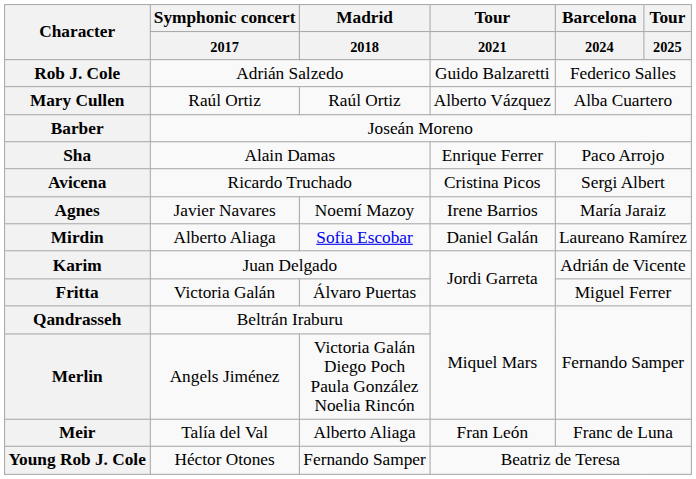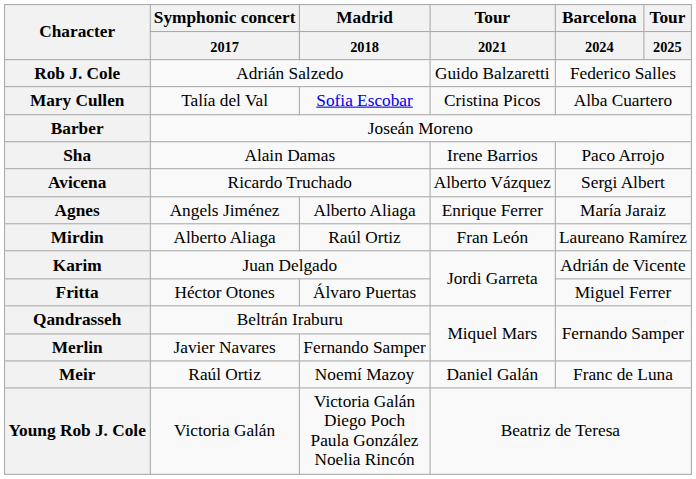(225, 100) Raúl Ortiz -> (225, 100) Talía del Val
(365, 100) Raúl Ortiz -> (365, 100) Sofia Escobar
(492, 100) Alberto Vázquez -> (492, 100) Cristina Picos
(492, 155) Enrique Ferrer -> (492, 155) Irene Barrios
(492, 182) Cristina Picos -> (492, 182) Alberto Vázquez
(225, 210) Javier Navares -> (225, 210) Angels Jiménez
(365, 210) Noemí Mazoy -> (365, 210) Alberto Aliaga
(492, 210) Irene Barrios -> (492, 210) Enrique Ferrer
(365, 237) Sofia Escobar -> (365, 237) Raúl Ortiz
(492, 237) Daniel Galán -> (492, 237) Fran León
(225, 292) Victoria Galán -> (225, 292) Héctor Otones
(225, 376) Angels Jiménez -> (225, 347) Javier Navares
(365, 376) Victoria Galán Diego Poch Paula González Noelia Rincón -> (365, 347) Fernando Samper
(225, 432) Talía del Val -> (225, 374) Raúl Ortiz
(365, 432) Alberto Aliaga -> (365, 374) Noemí Mazoy
(492, 432) Fran León -> (492, 374) Daniel Galán
(225, 460) Héctor Otones -> (225, 431) Victoria Galán
(365, 460) Fernando Samper -> (365, 431) Victoria Galán Diego Poch Paula González Noelia Rincón
